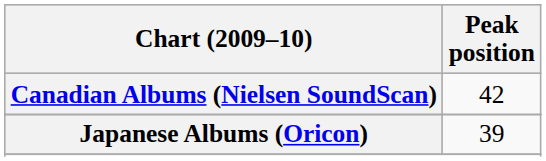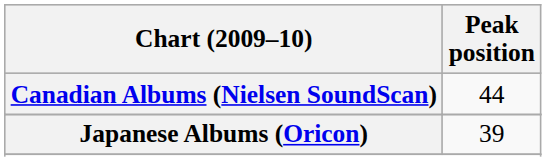(492, 93) 42 -> (492, 93) 44
